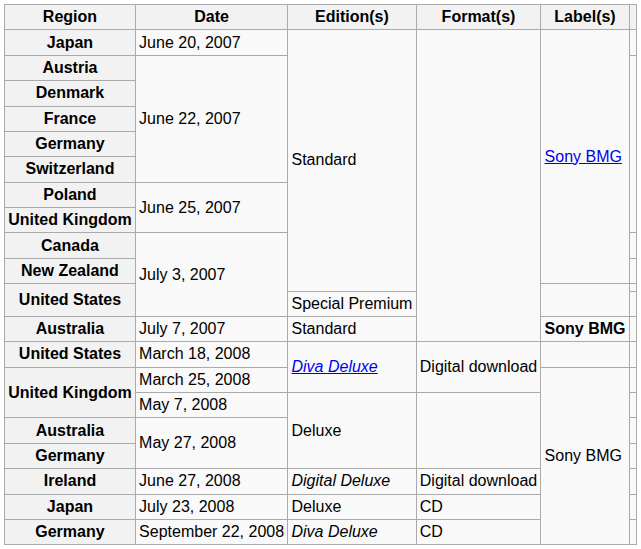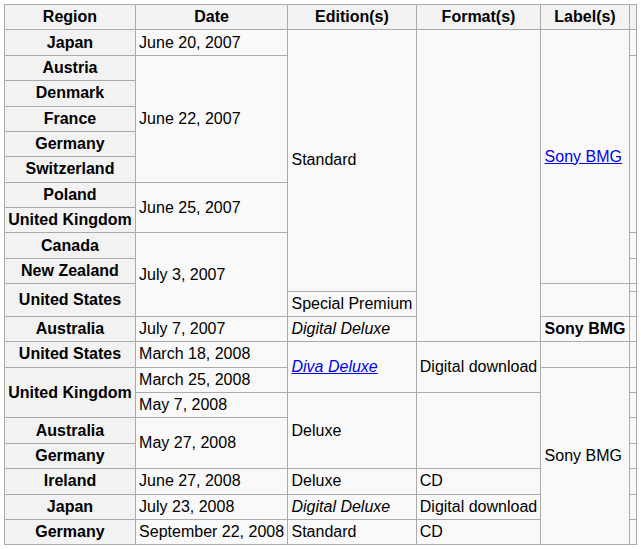(324, 329) Standard -> (341, 329) Digital Deluxe
(341, 481) Digital Deluxe -> (316, 481) Deluxe
(478, 481) Digital download -> (431, 481) CD
(316, 506) Deluxe -> (341, 506) Digital Deluxe
(431, 506) CD -> (478, 506) Digital download
(335, 532) Diva Deluxe -> (324, 532) Standard
